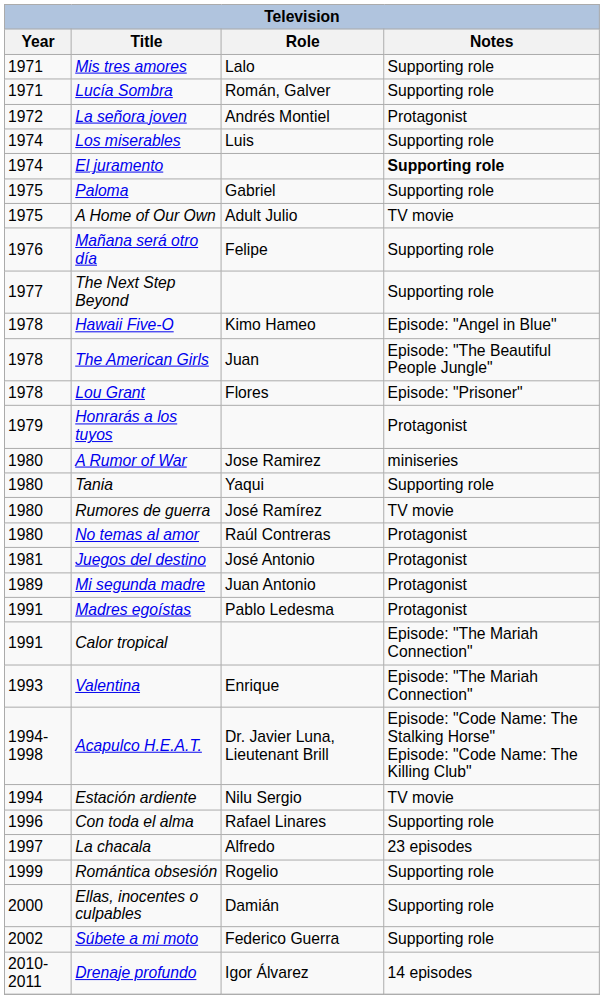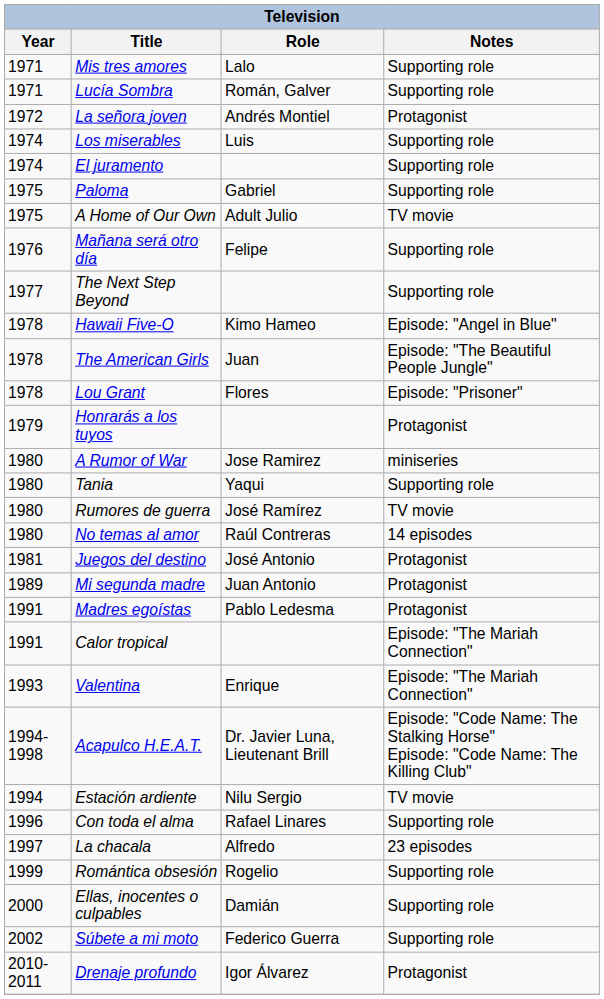(446, 166) bold -> (441, 166) normal
(427, 535) Protagonist -> (430, 535) 14 episodes
(430, 973) 14 episodes -> (427, 973) Protagonist
